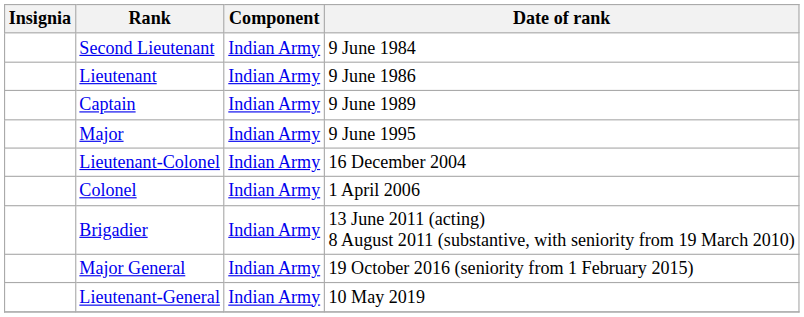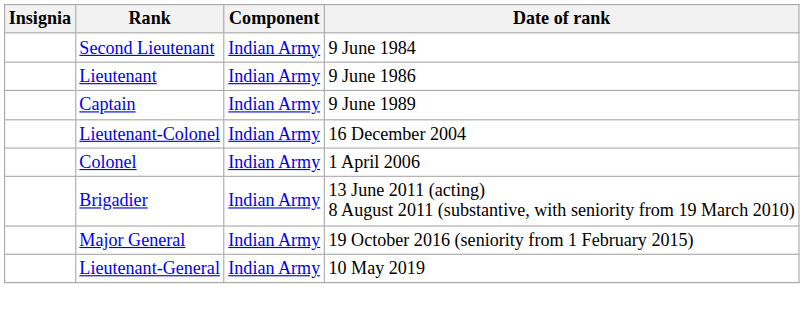- row: (101, 133)
